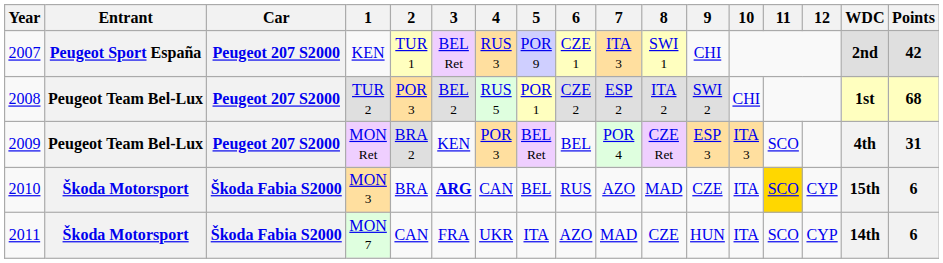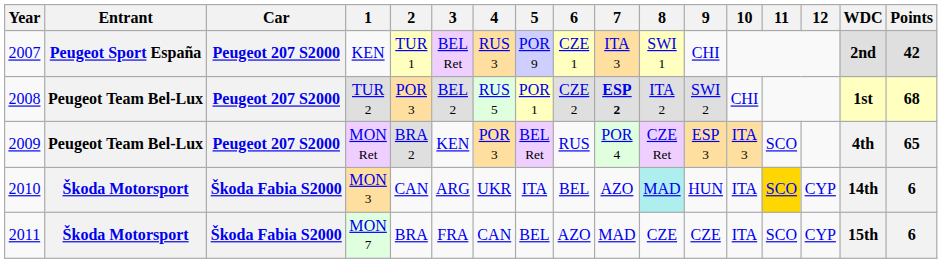(619, 98) normal -> (617, 98) bold
(576, 143) BEL -> (574, 143) RUS
(913, 143) 31 -> (912, 143) 65
(411, 189) BRA -> (411, 189) CAN
(454, 189) bold -> (453, 189) normal
(496, 189) CAN -> (494, 189) UKR
(536, 189) BEL -> (534, 189) ITA
(576, 189) RUS -> (574, 189) BEL
(664, 189) no background -> (662, 189) paleturquoise background
(707, 189) CZE -> (706, 189) HUN
(865, 189) 15th -> (863, 189) 14th
(411, 234) CAN -> (411, 234) BRA
(496, 234) UKR -> (494, 234) CAN
(536, 234) ITA -> (534, 234) BEL
(707, 234) HUN -> (706, 234) CZE
(865, 234) 14th -> (863, 234) 15th
